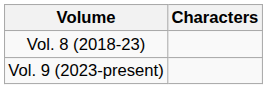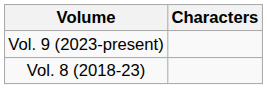rows swapped: (86, 44) <-> (86, 70)
